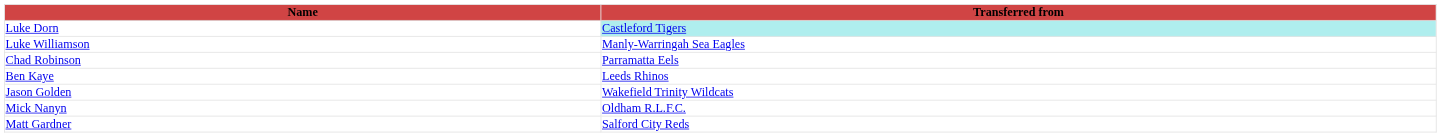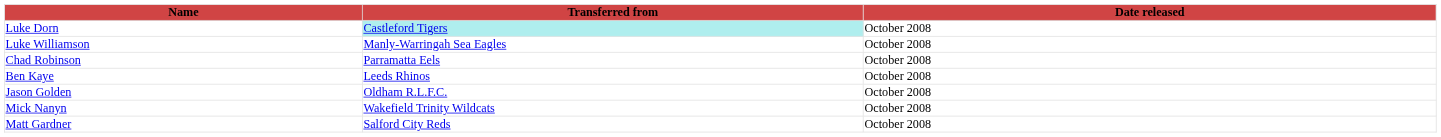+ column: (1150, 12)
(668, 92) Wakefield Trinity Wildcats -> (405, 92) Oldham R.L.F.C.
(644, 108) Oldham R.L.F.C. -> (429, 108) Wakefield Trinity Wildcats
